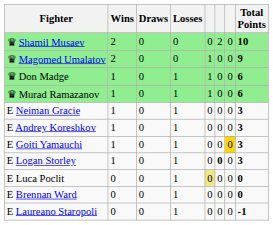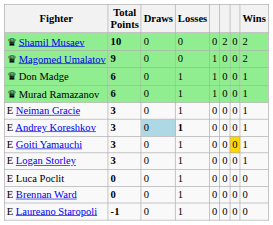columns swapped: (122, 18) <-> (252, 18)
(141, 127) no background -> (146, 127) lightblue background
(176, 127) normal -> (180, 127) bold
(220, 161) bold -> (225, 161) normal
(210, 178) khaki background -> (215, 178) no background
